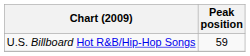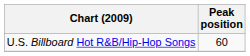(222, 42) 59 -> (222, 42) 60
